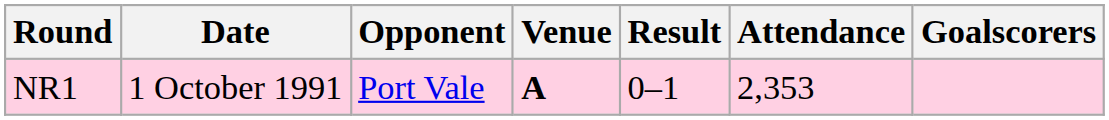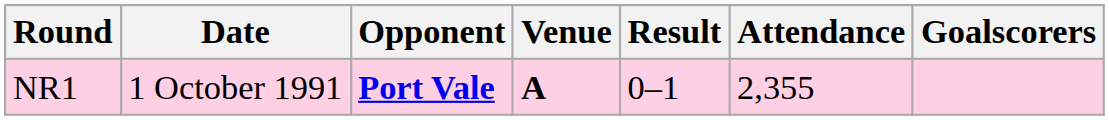(421, 86) normal -> (426, 86) bold
(776, 86) 2,353 -> (776, 86) 2,355
